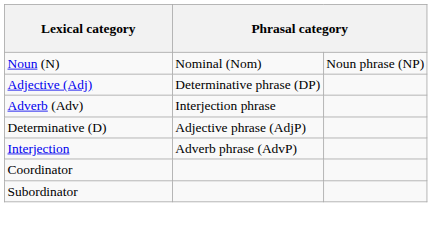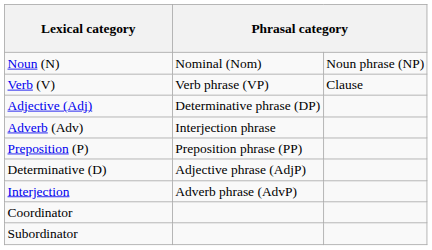+ row: (31, 84)
+ row: (48, 148)
